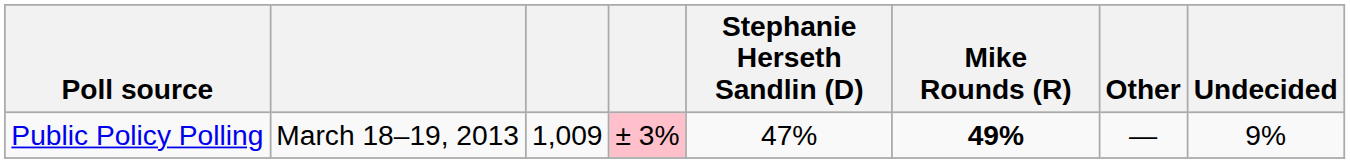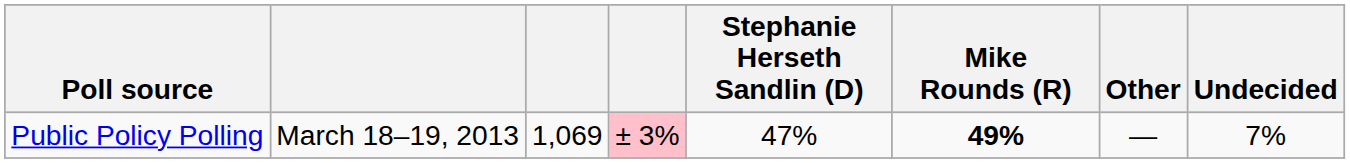(567, 134) 1,009 -> (567, 134) 1,069
(1266, 134) 9% -> (1266, 134) 7%
